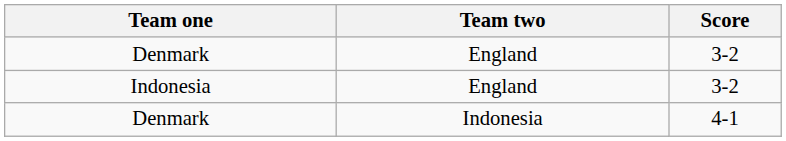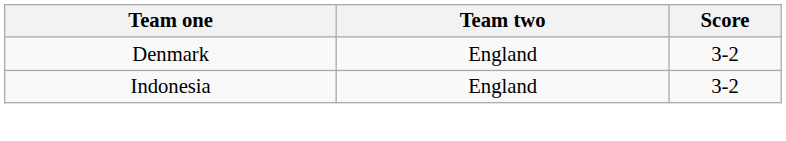- row: (171, 119)
